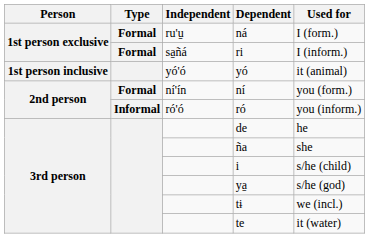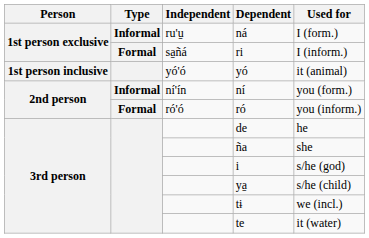(137, 33) Formal -> (137, 33) Informal
(137, 90) Formal -> (137, 90) Informal
(137, 109) Informal -> (137, 109) Formal
(324, 166) s/he (child) -> (321, 166) s/he (god)
(321, 185) s/he (god) -> (324, 185) s/he (child)
